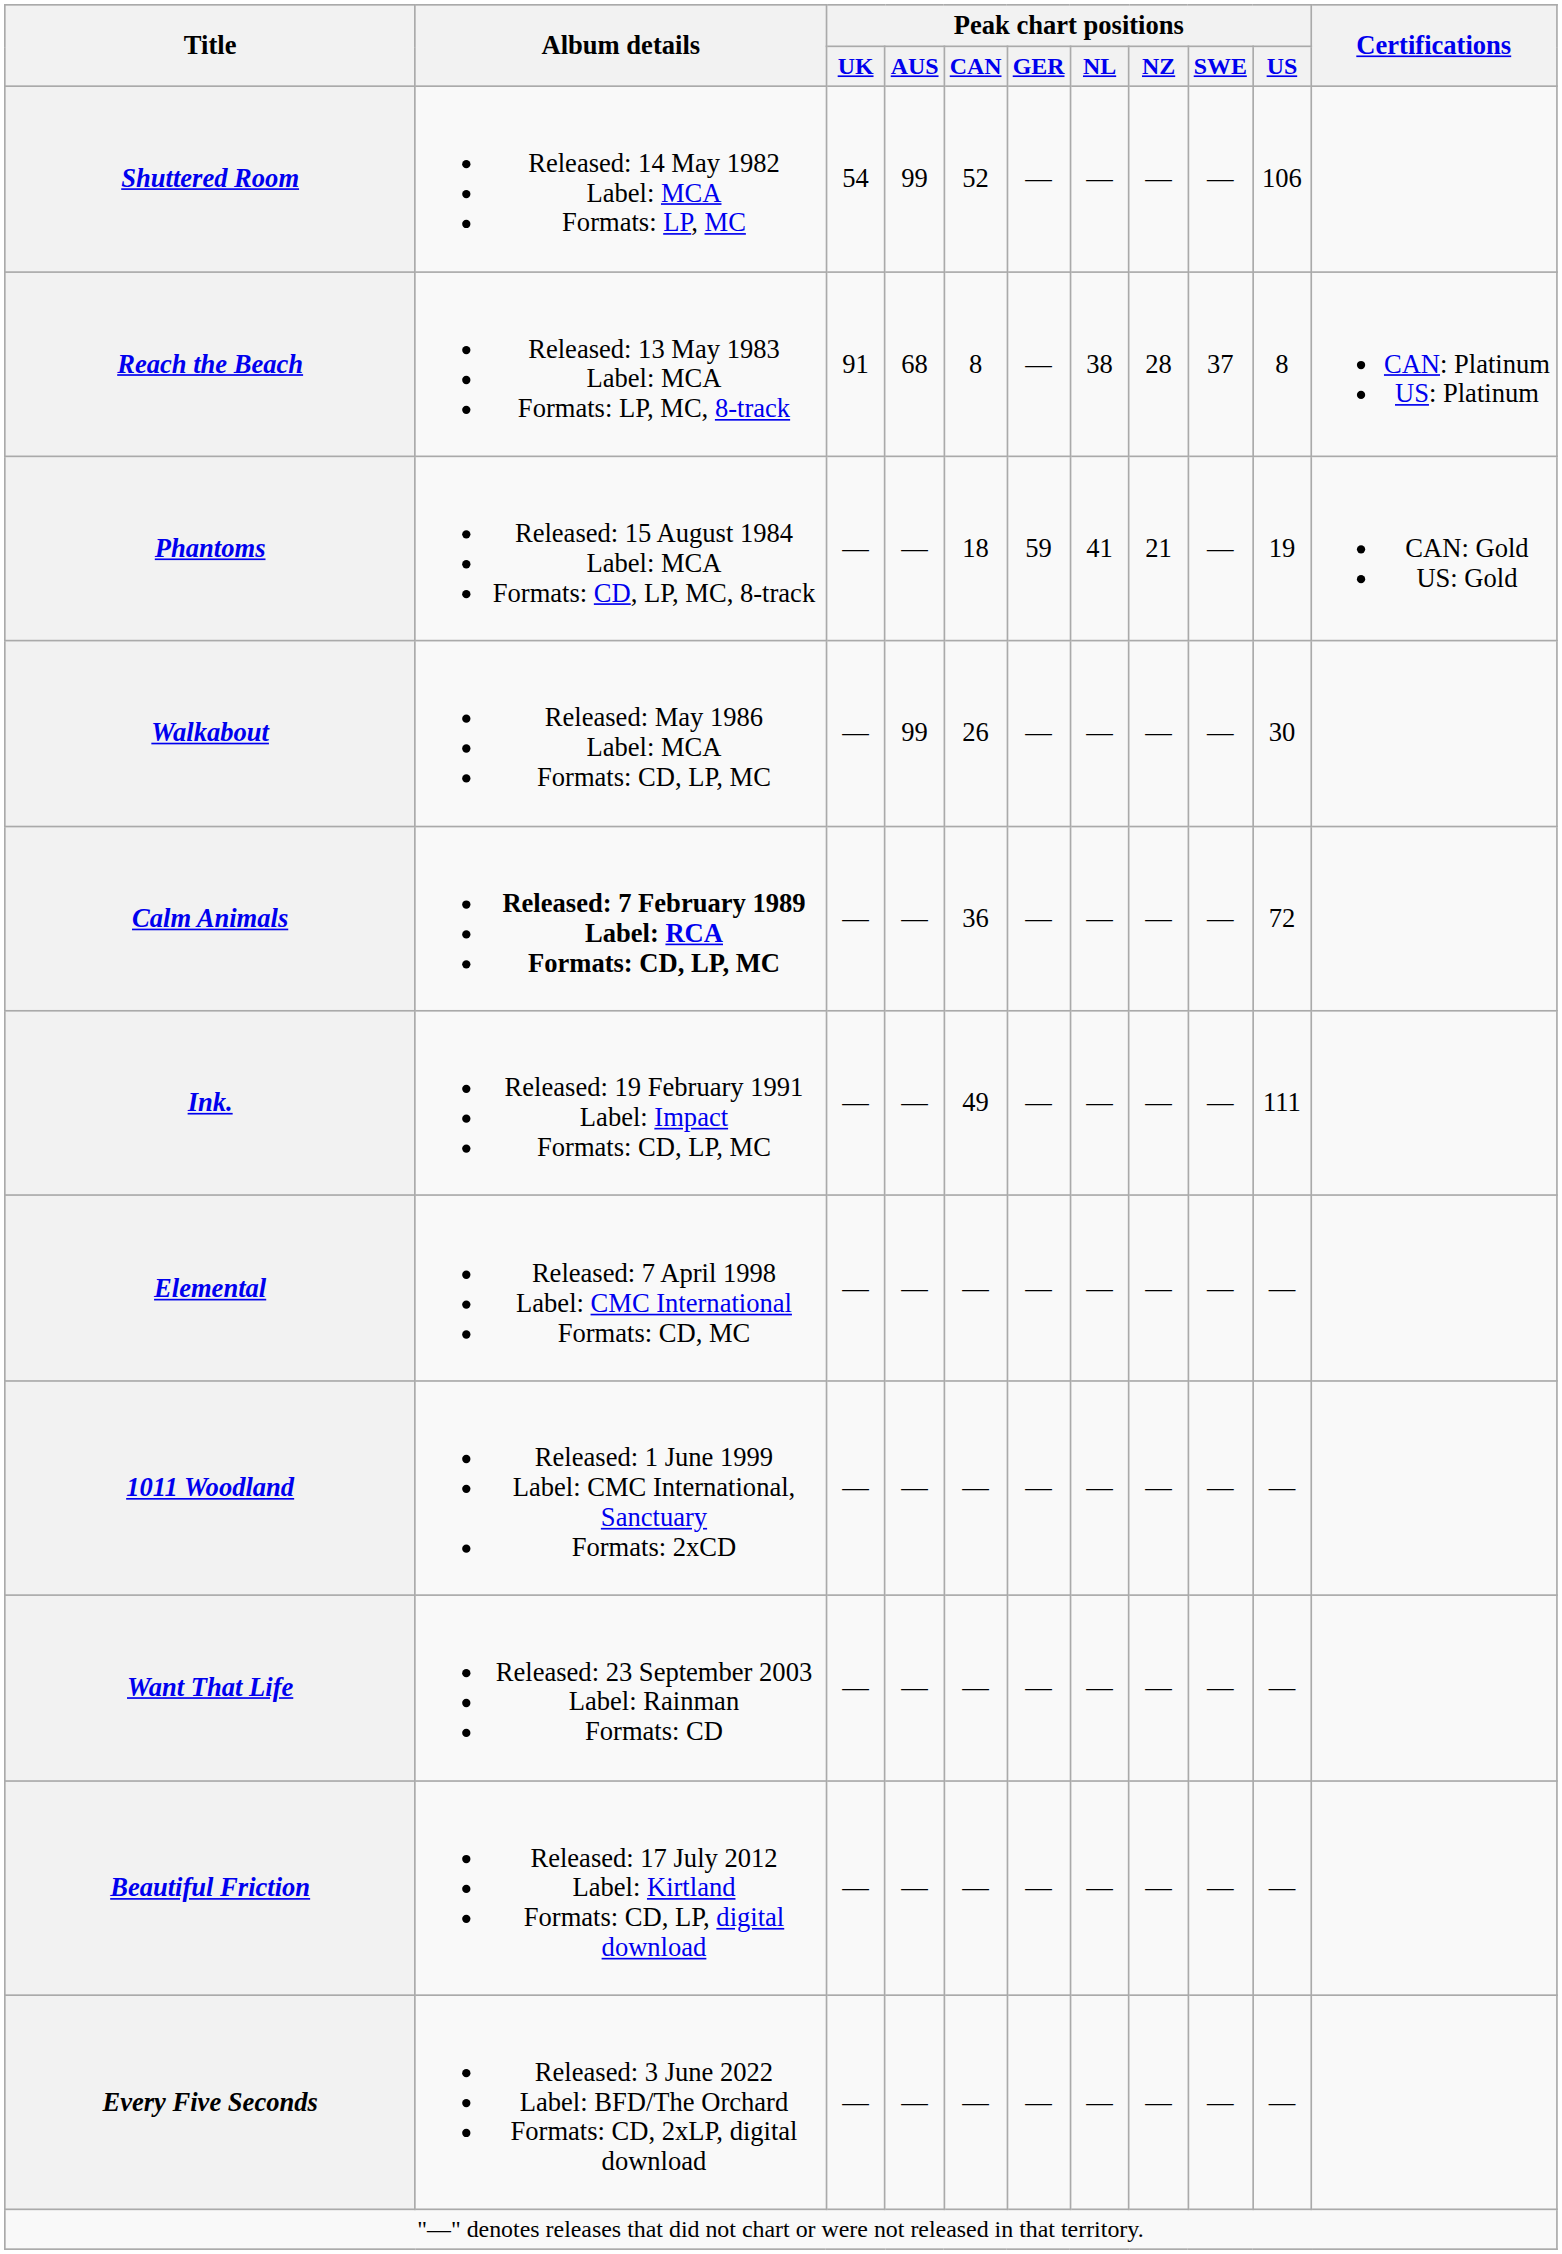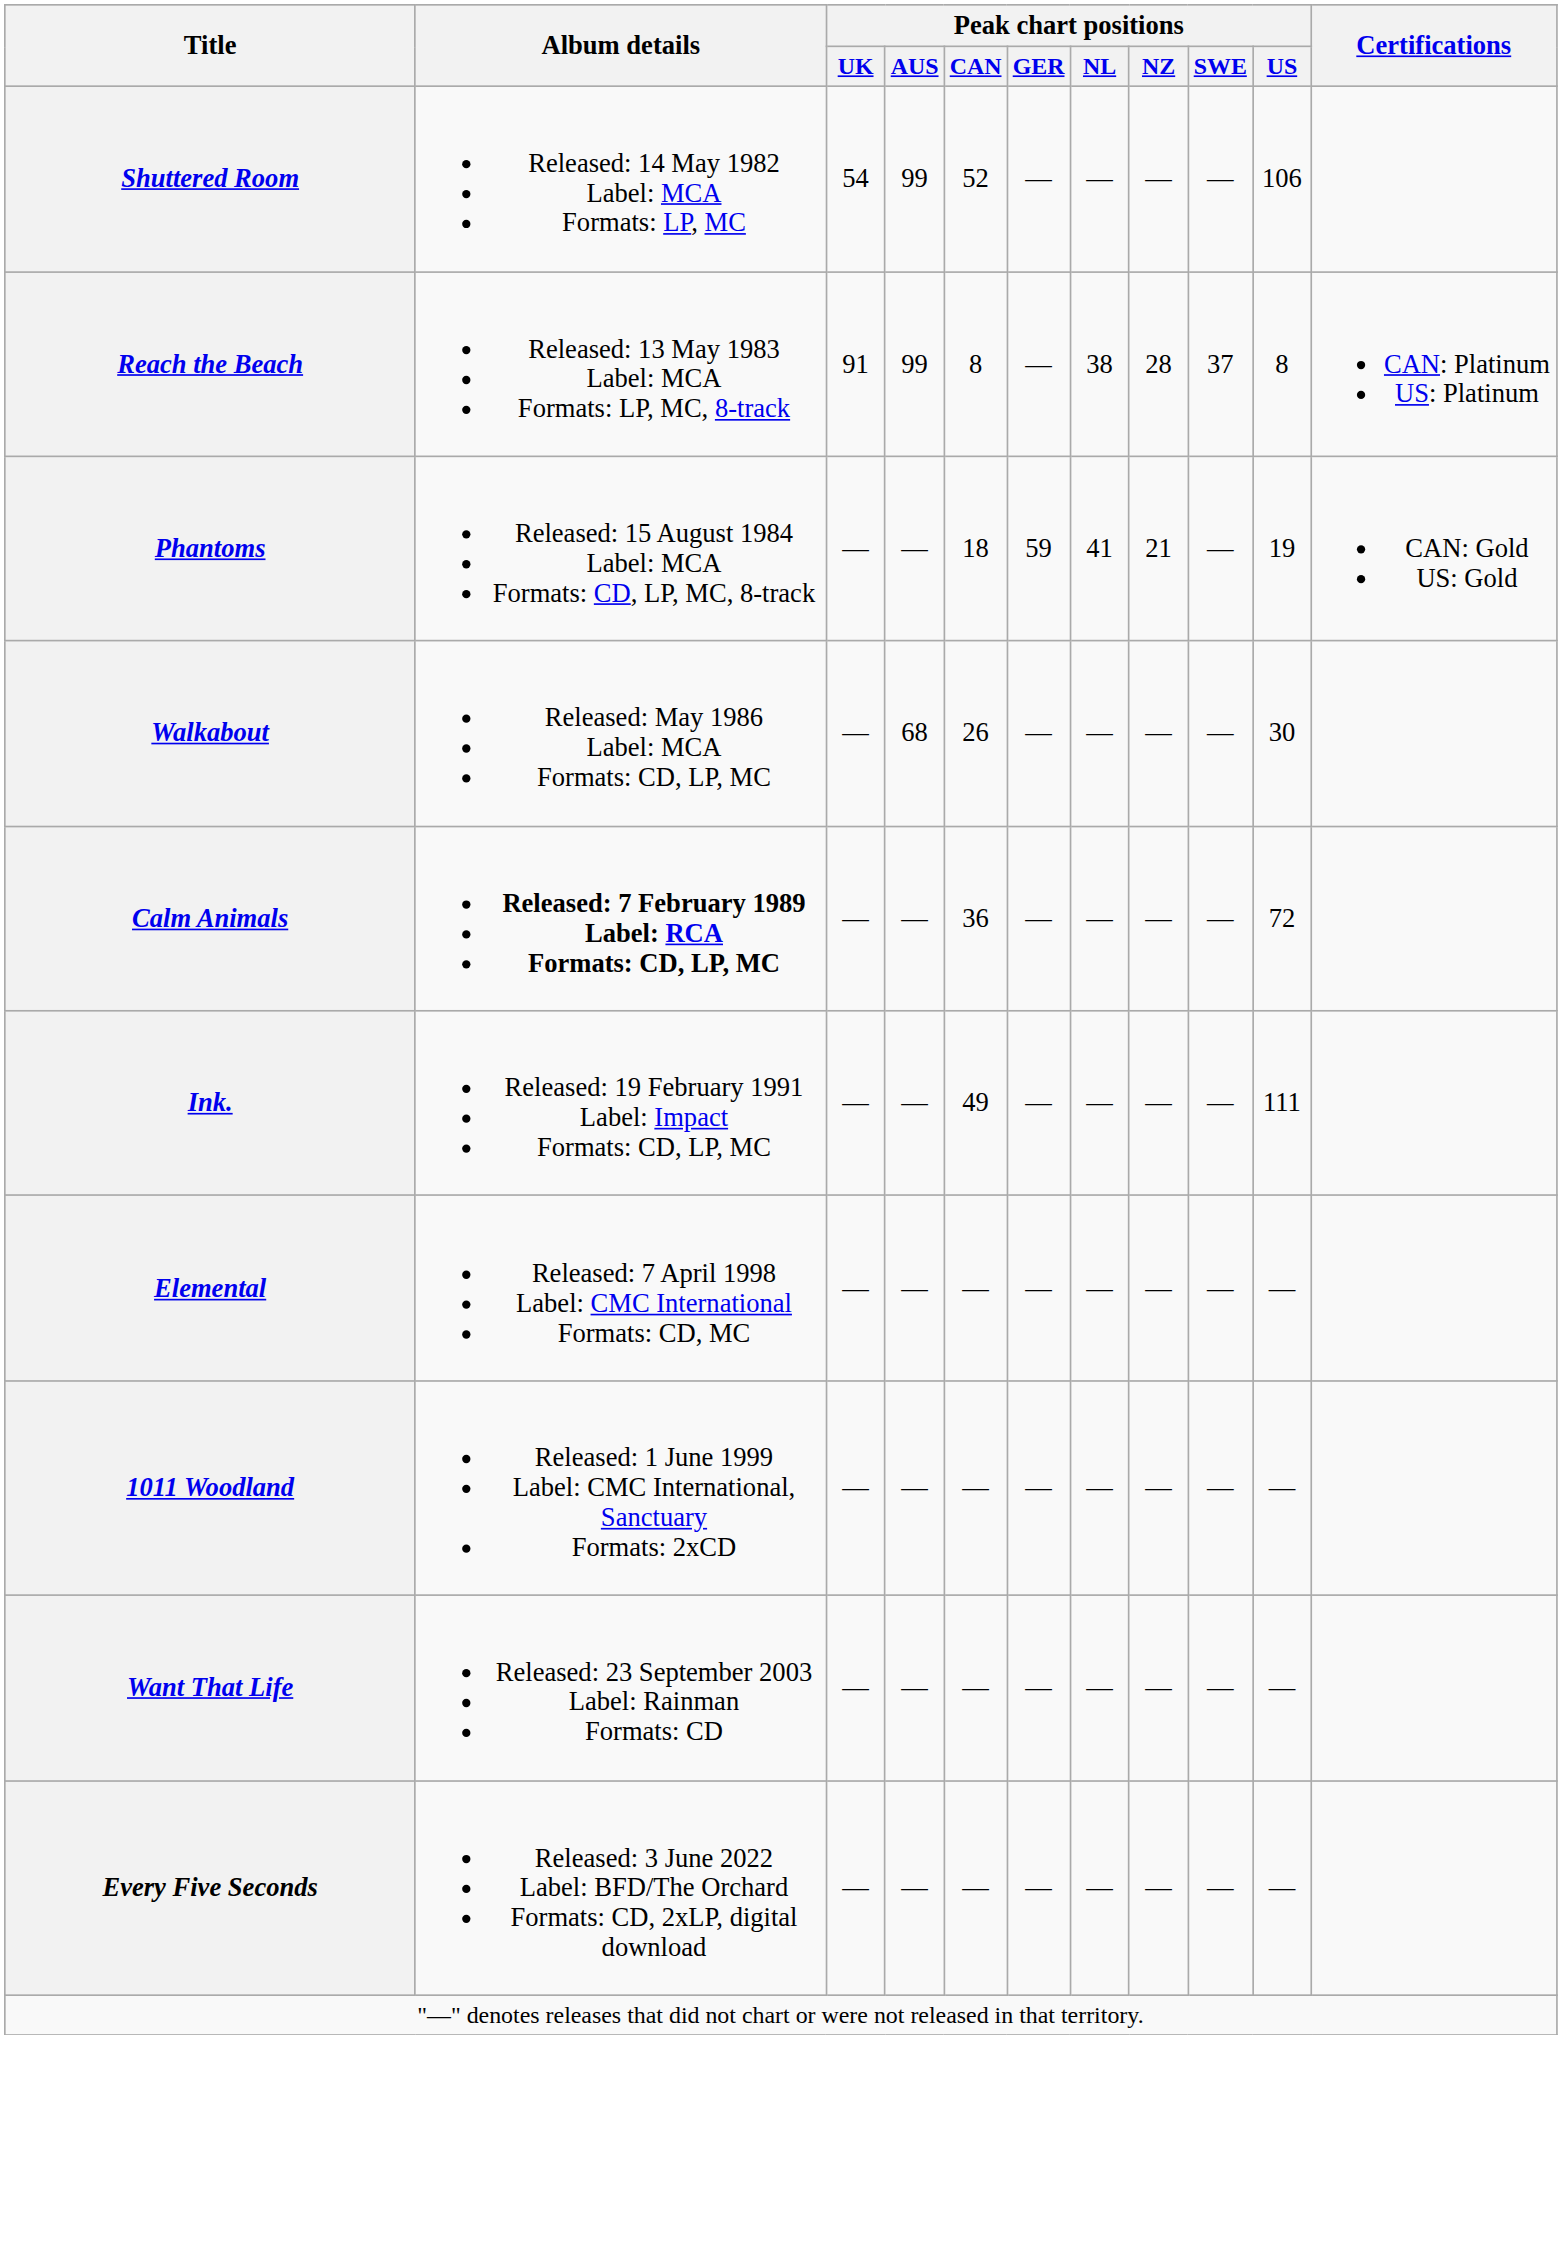(915, 363) 68 -> (915, 363) 99
(915, 733) 99 -> (915, 733) 68
- row: (210, 1887)
